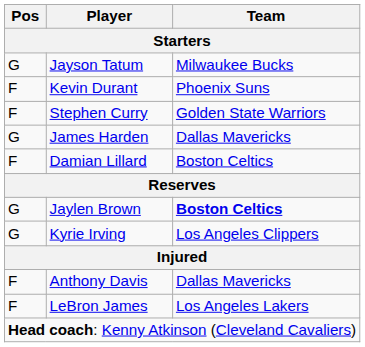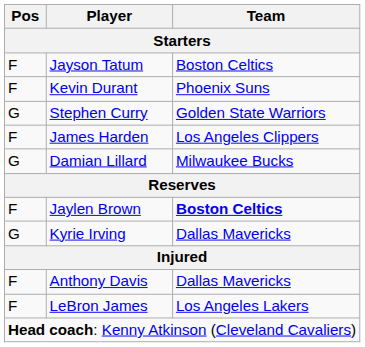(14, 64) G -> (13, 64) F
(235, 64) Milwaukee Bucks -> (224, 64) Boston Celtics
(13, 112) F -> (14, 112) G
(14, 137) G -> (13, 137) F
(233, 137) Dallas Mavericks -> (247, 137) Los Angeles Clippers
(13, 161) F -> (14, 161) G
(224, 161) Boston Celtics -> (235, 161) Milwaukee Bucks
(14, 209) G -> (13, 209) F
(247, 233) Los Angeles Clippers -> (233, 233) Dallas Mavericks
